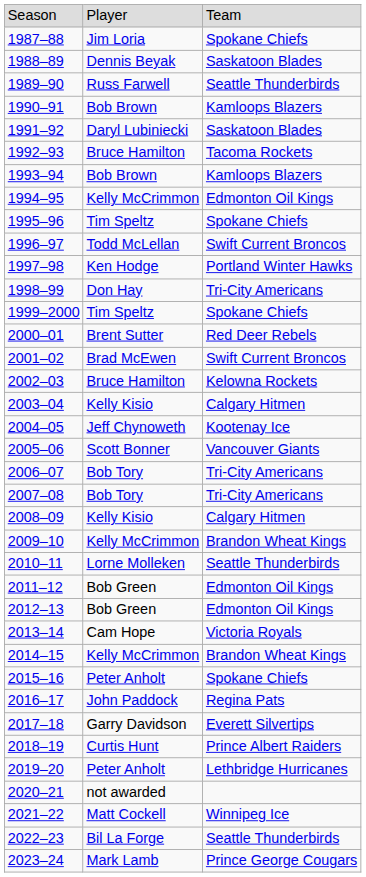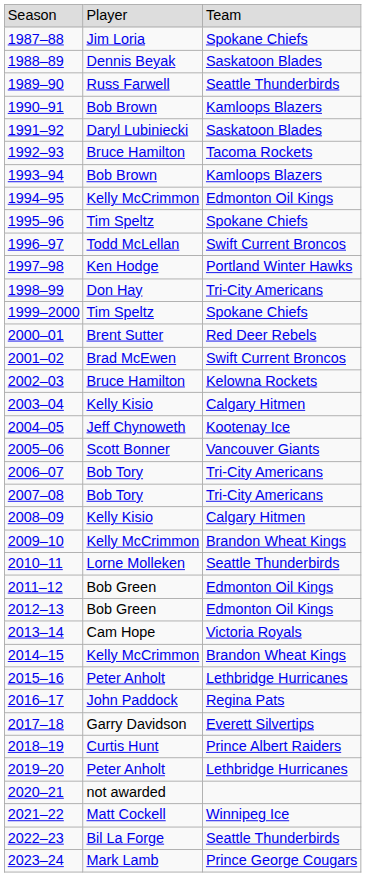(257, 678) Spokane Chiefs -> (277, 678) Lethbridge Hurricanes
